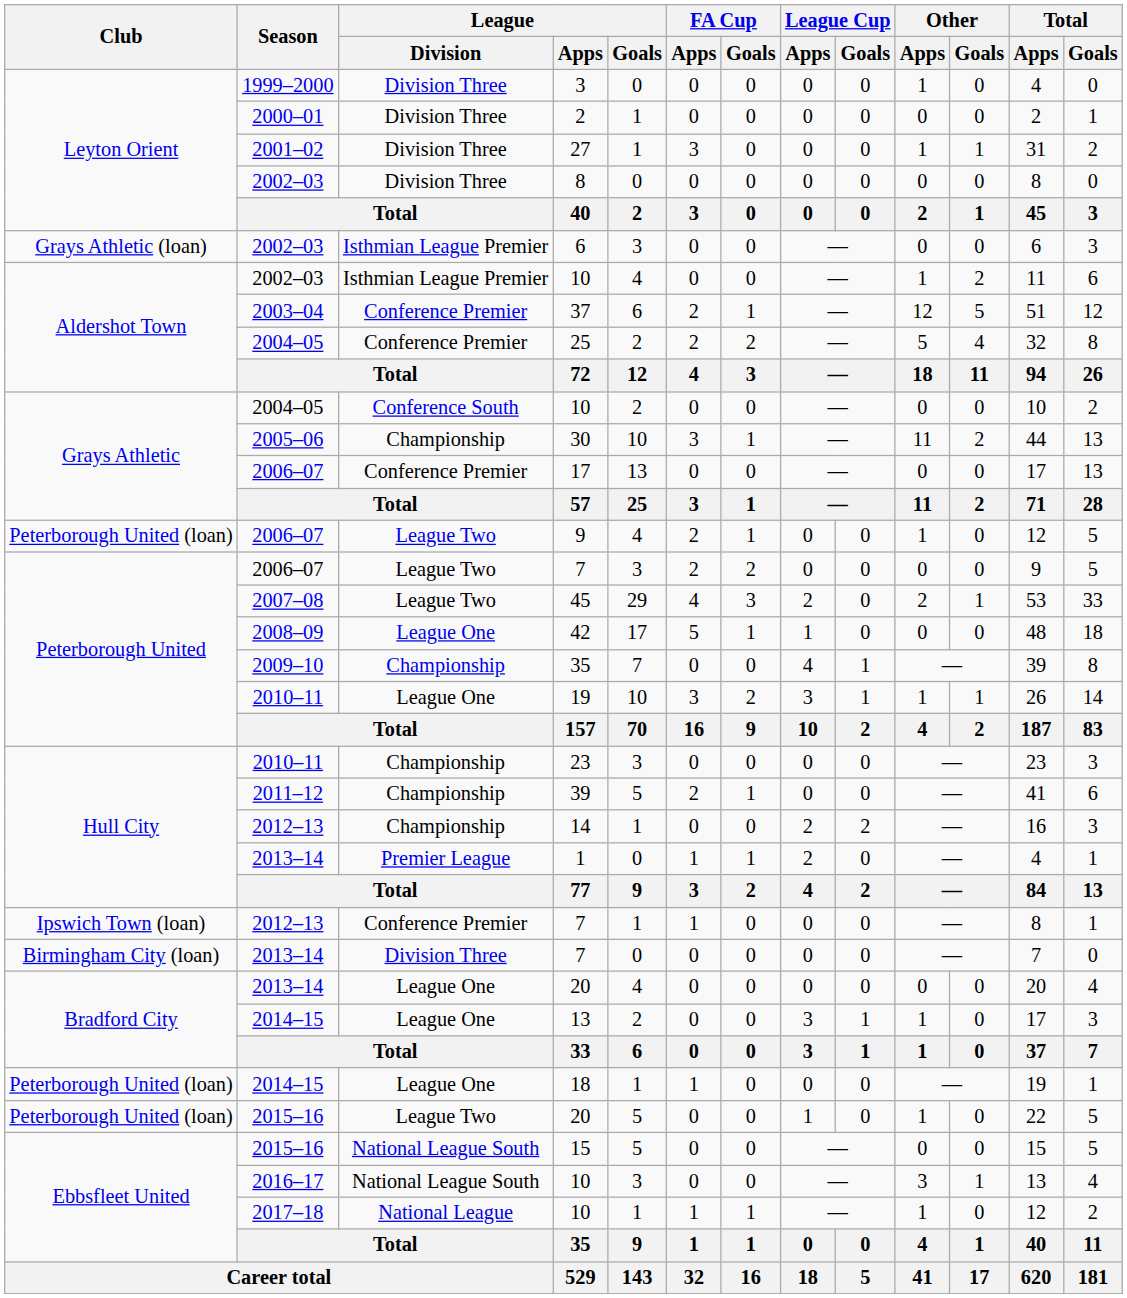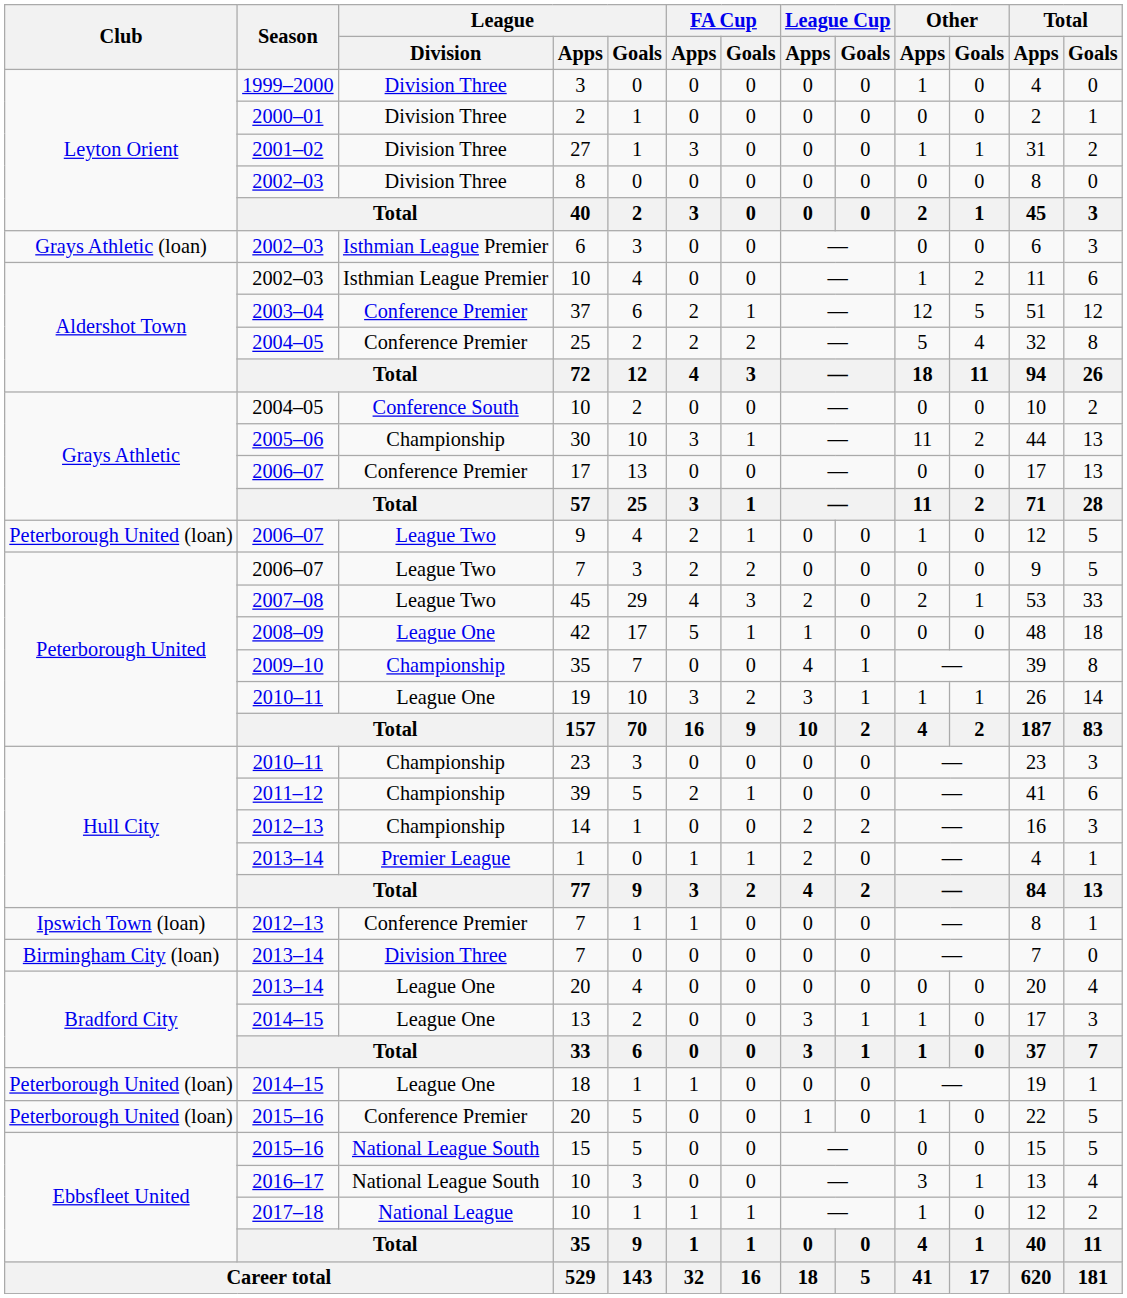(446, 1116) League Two -> (446, 1116) Conference Premier
